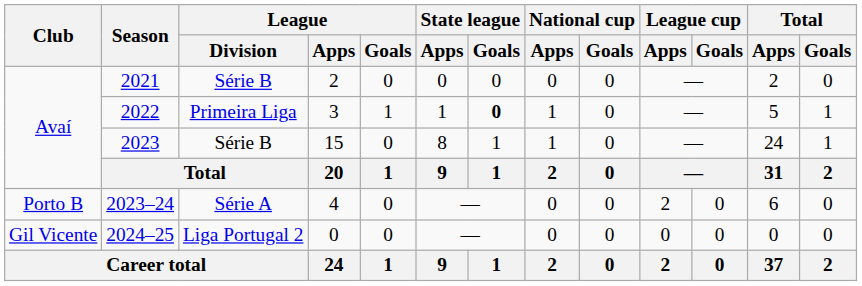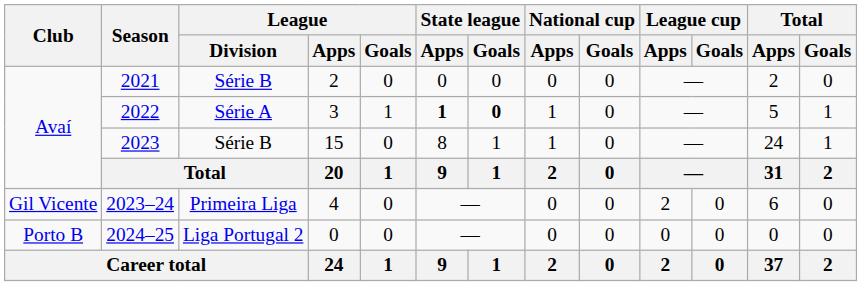(243, 111) Primeira Liga -> (243, 111) Série A
(442, 111) normal -> (442, 111) bold
(53, 204) Porto B -> (53, 204) Gil Vicente
(243, 204) Série A -> (243, 204) Primeira Liga
(53, 234) Gil Vicente -> (53, 234) Porto B
